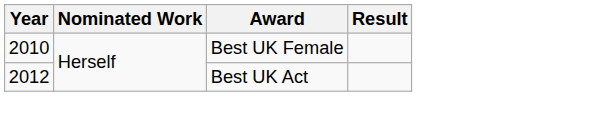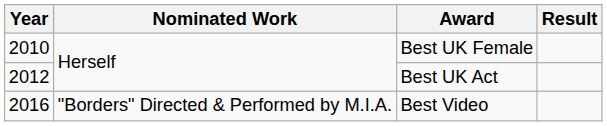+ row: (444, 105)
